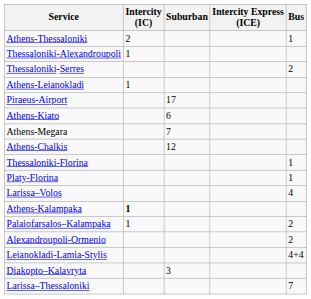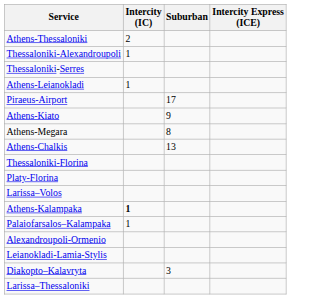- column: (296, 17)
(169, 116) 6 -> (169, 116) 9
(169, 131) 7 -> (169, 131) 8
(171, 147) 12 -> (171, 147) 13
